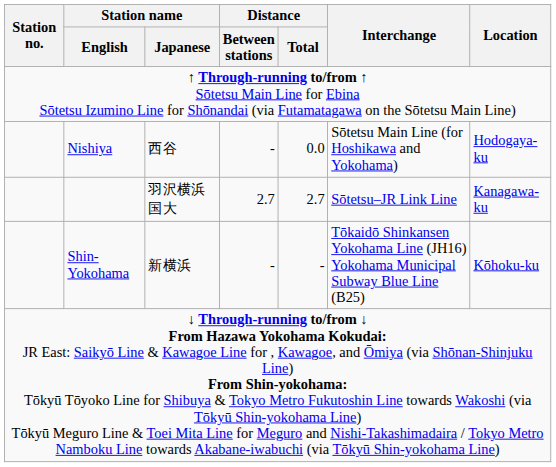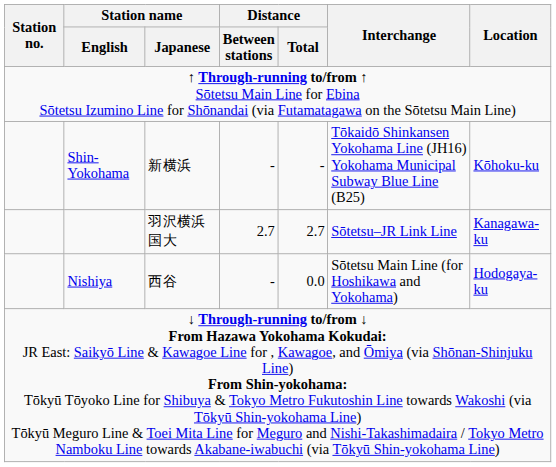rows swapped: (90, 149) <-> (98, 265)
